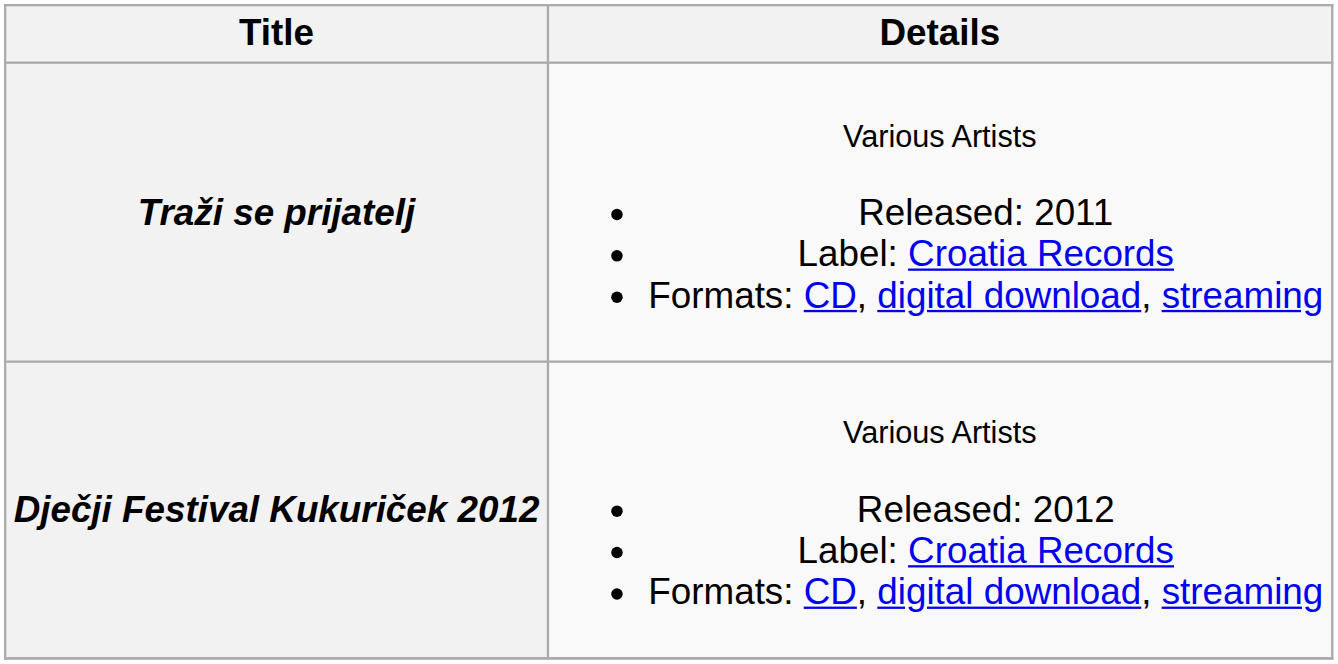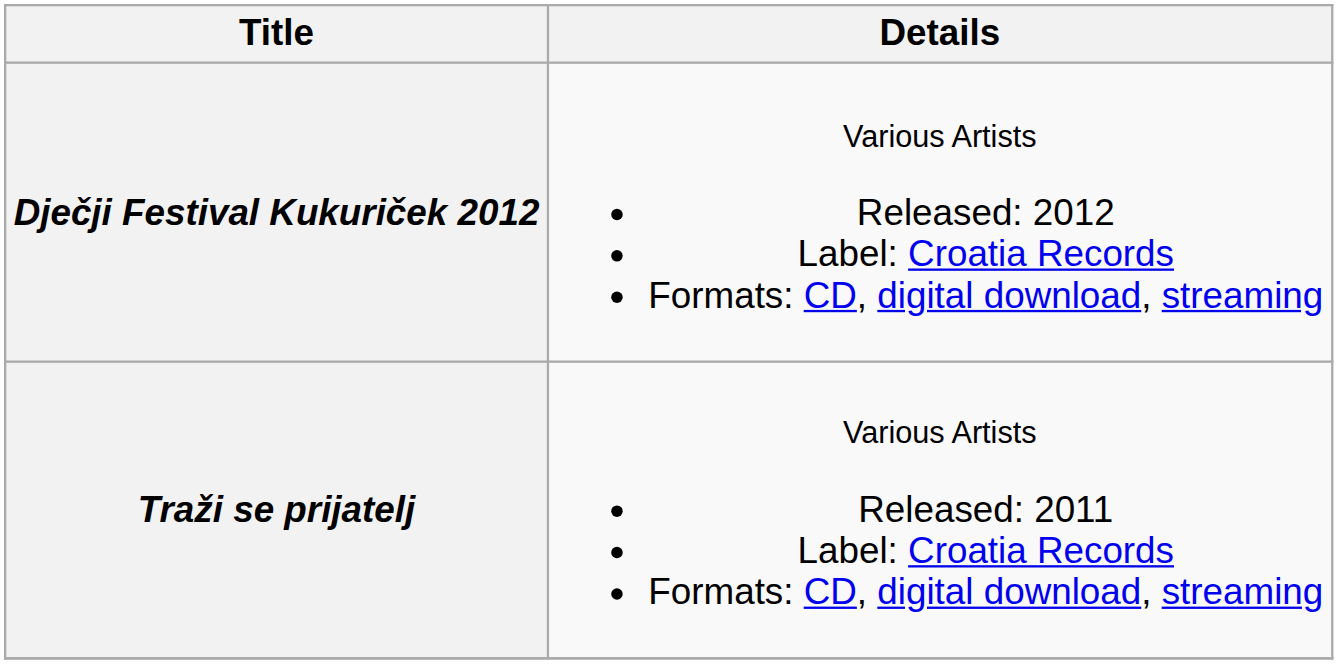rows swapped: (276, 211) <-> (276, 509)
